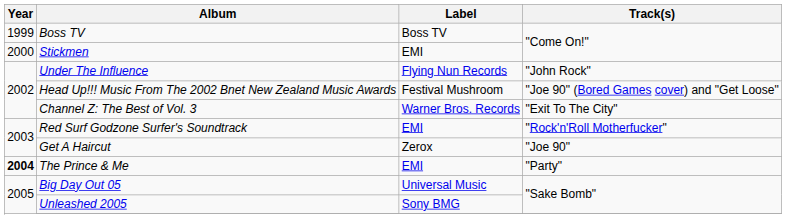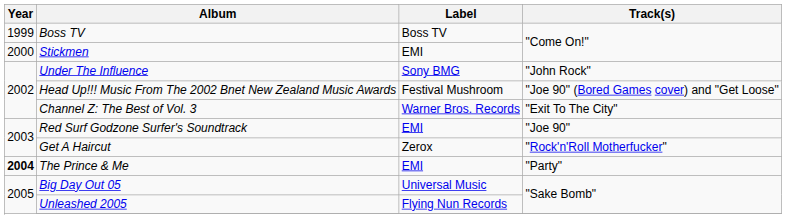(454, 71) Flying Nun Records -> (431, 71) Sony BMG
(596, 128) "Rock'n'Roll Motherfucker" -> (548, 128) "Joe 90"
(548, 147) "Joe 90" -> (596, 147) "Rock'n'Roll Motherfucker"
(431, 204) Sony BMG -> (454, 204) Flying Nun Records
